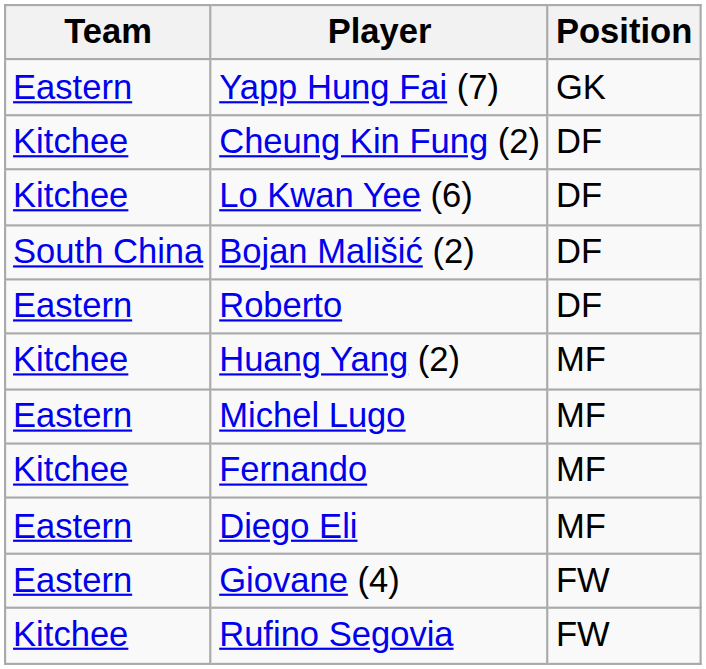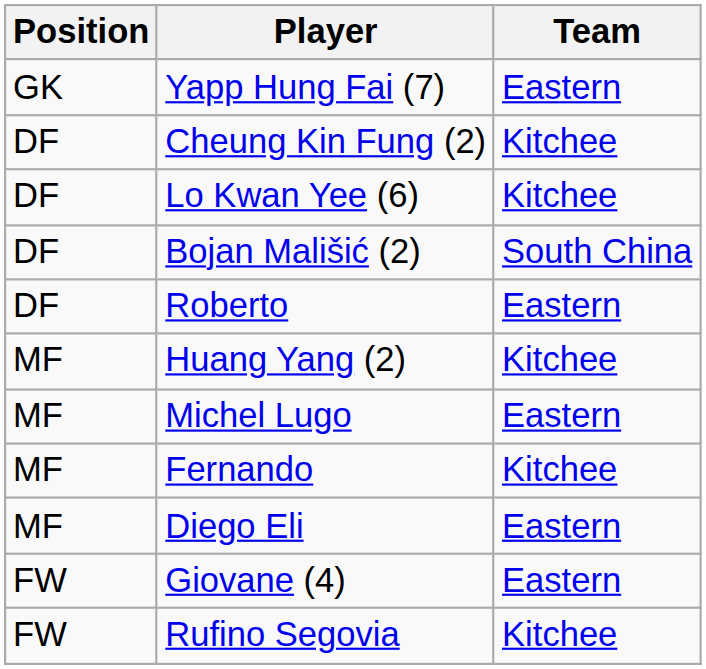columns swapped: (624, 31) <-> (108, 31)
